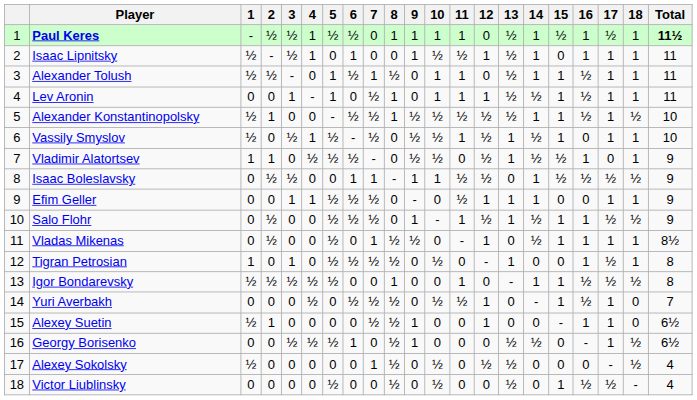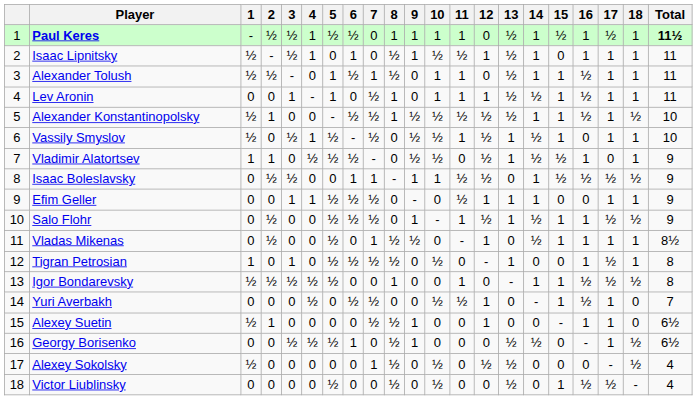(394, 55) 0 -> (394, 55) ½
(394, 302) ½ -> (394, 302) 0
